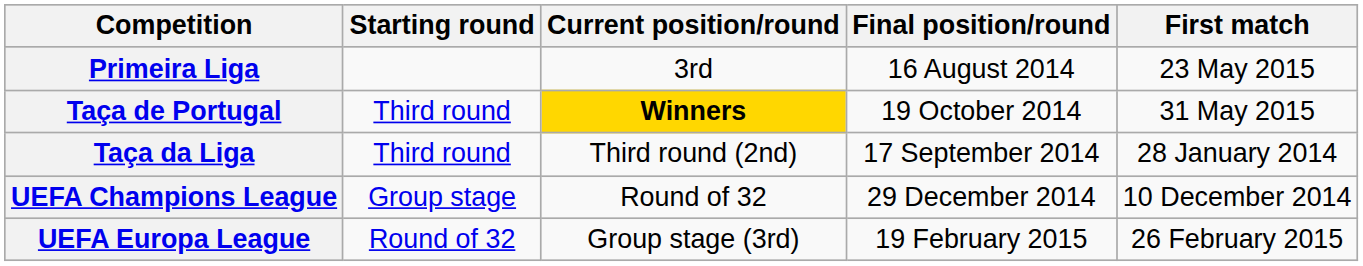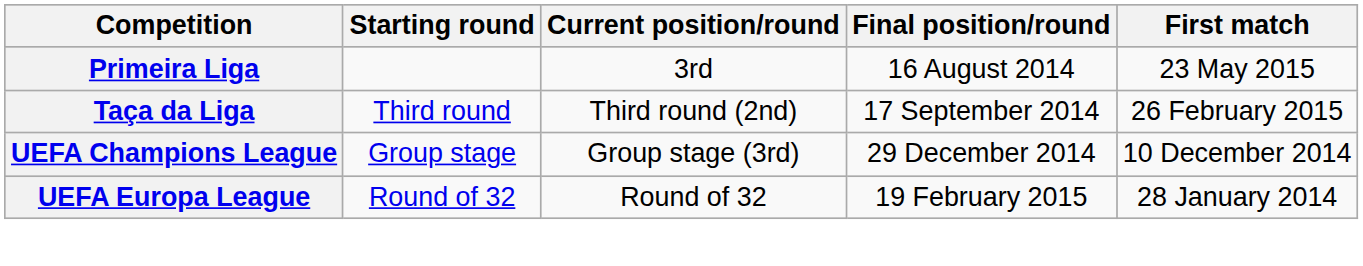- row: (174, 111)
(1237, 153) 28 January 2014 -> (1237, 111) 26 February 2015
(693, 196) Round of 32 -> (693, 153) Group stage (3rd)
(693, 238) Group stage (3rd) -> (693, 196) Round of 32
(1237, 238) 26 February 2015 -> (1237, 196) 28 January 2014
